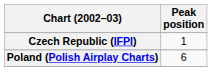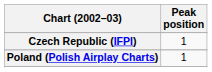(184, 58) 6 -> (184, 58) 1
